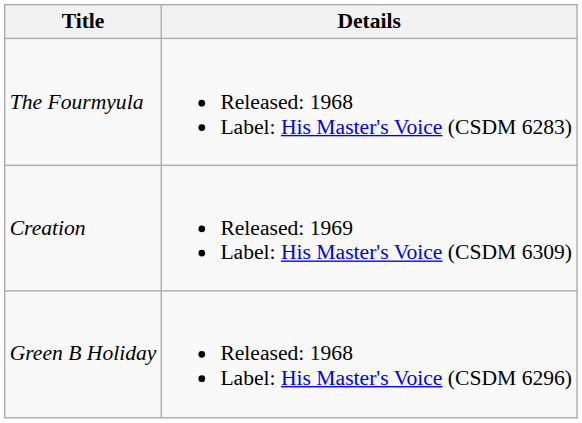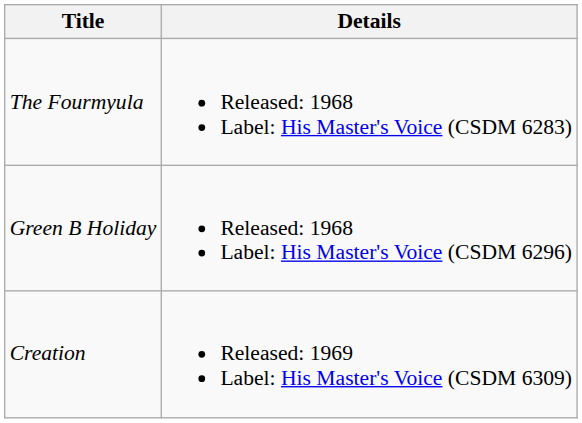rows swapped: (83, 353) <-> (48, 227)
